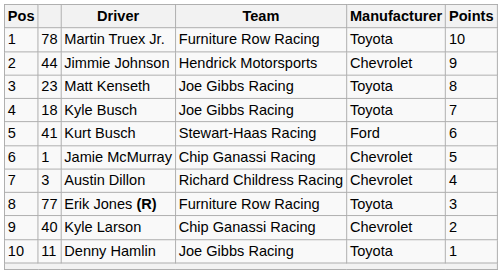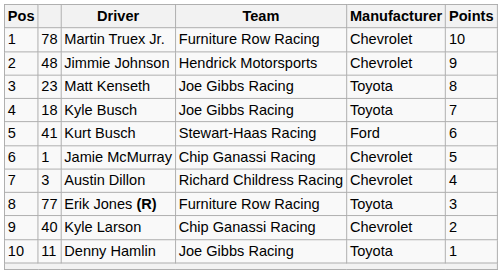(371, 39) Toyota -> (381, 39) Chevrolet
(49, 62) 44 -> (49, 62) 48
